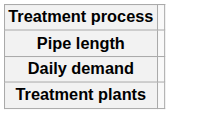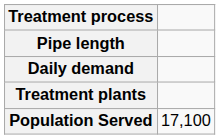+ row: (81, 120)
